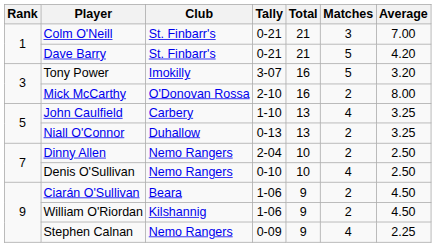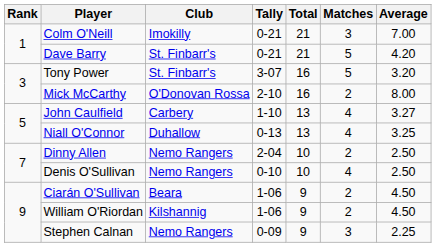(182, 34) St. Finbarr's -> (170, 34) Imokilly
(170, 73) Imokilly -> (182, 73) St. Finbarr's
(403, 113) 3.25 -> (403, 113) 3.27
(348, 133) 2 -> (348, 133) 4
(348, 232) 4 -> (348, 232) 3
